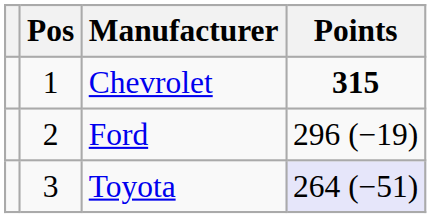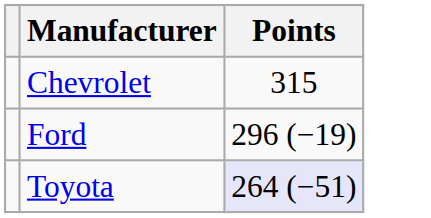- column: (51, 30)
(356, 82) bold -> (294, 82) normal
